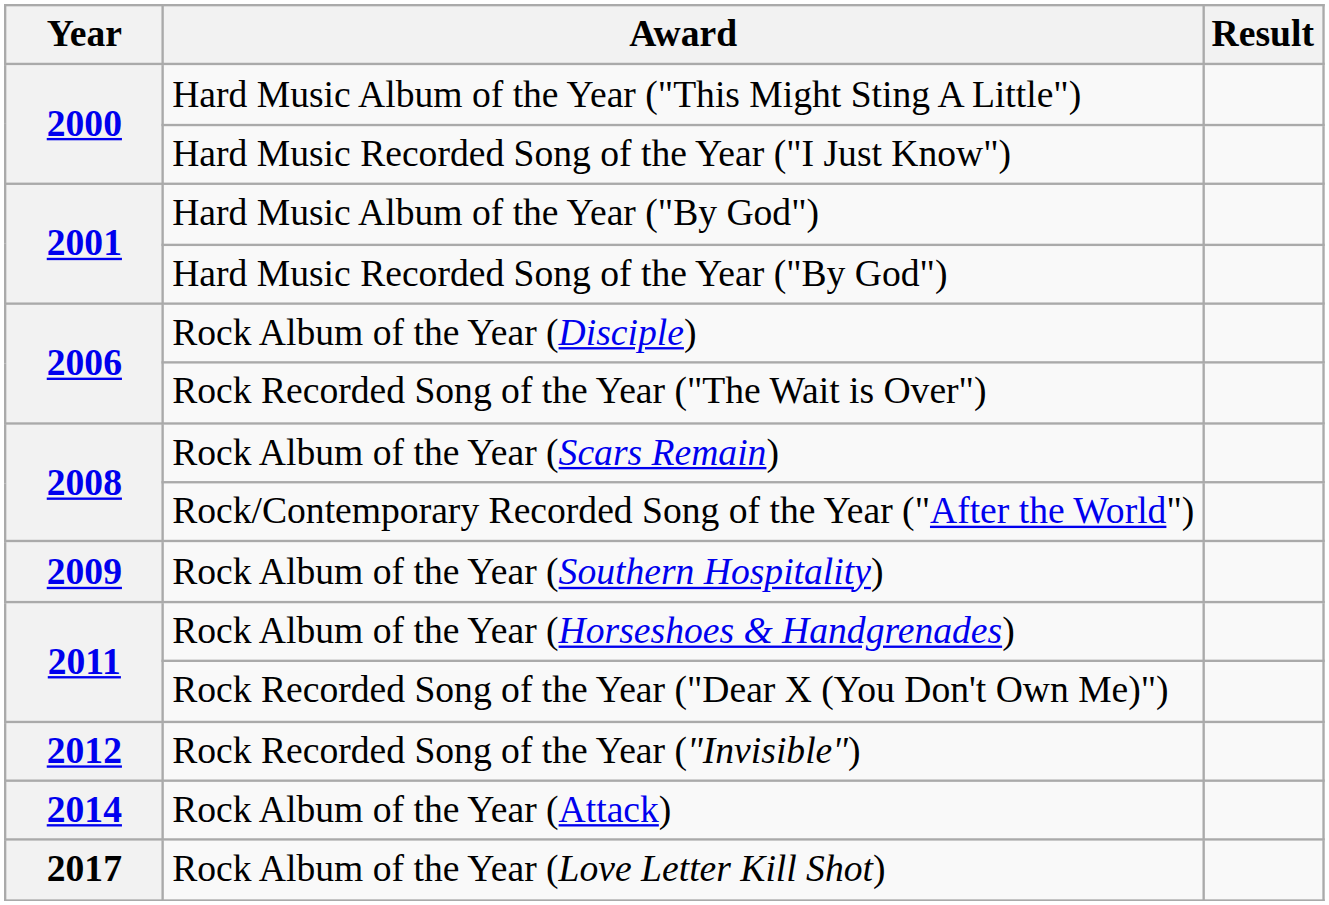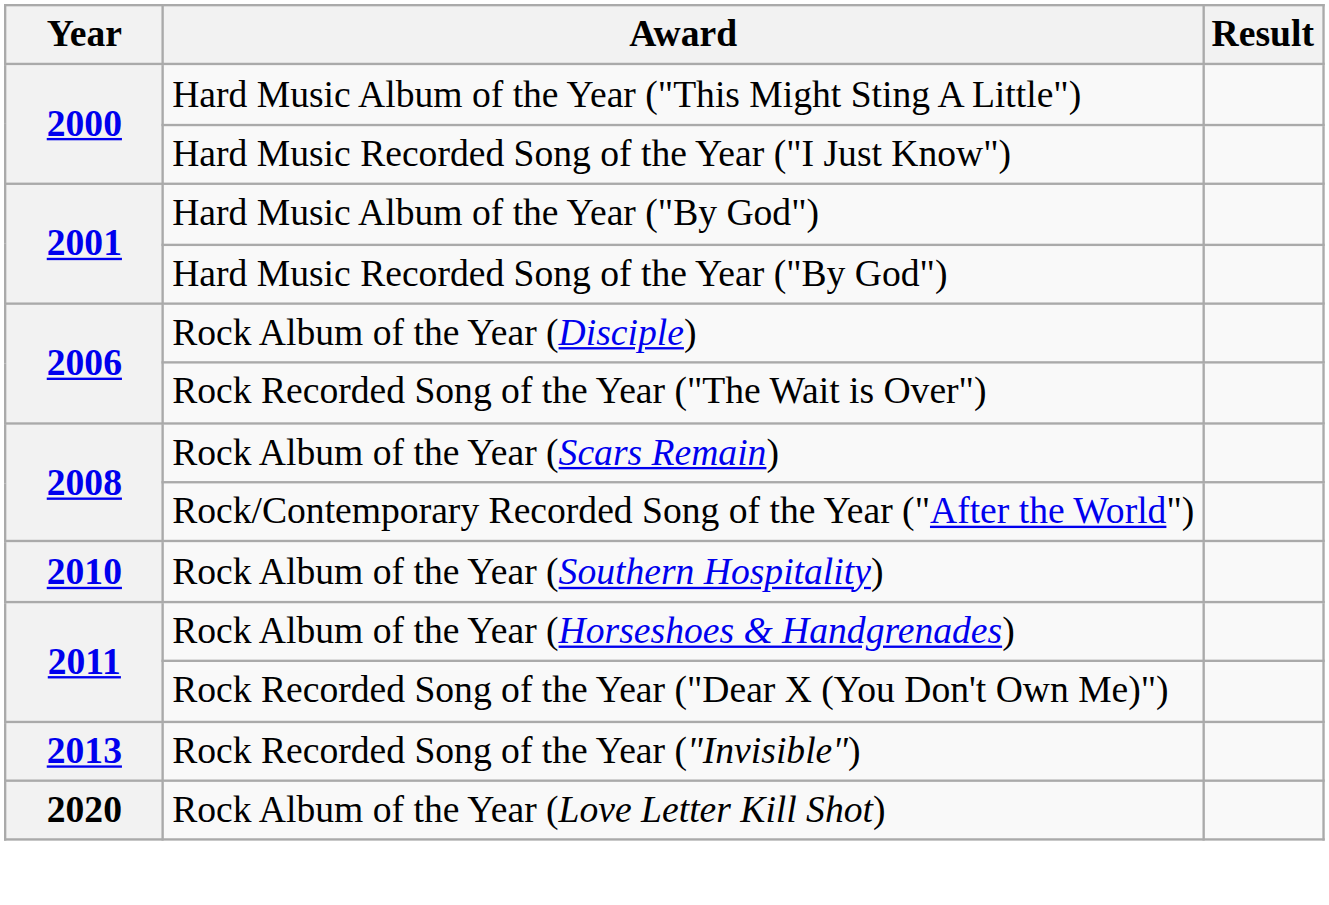(84, 570) 2009 -> (84, 570) 2010
(84, 749) 2012 -> (84, 749) 2013
- row: (422, 809)
(84, 869) 2017 -> (84, 809) 2020
